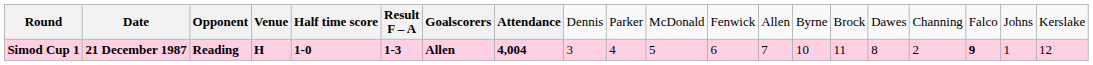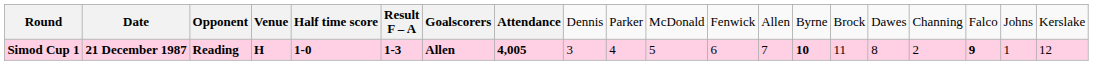(512, 49) 4,004 -> (512, 49) 4,005
(802, 49) normal -> (802, 49) bold
